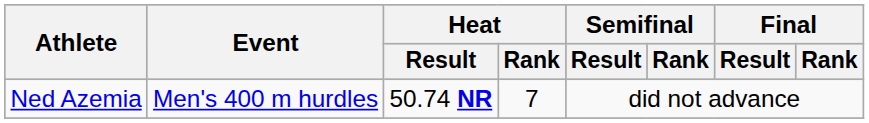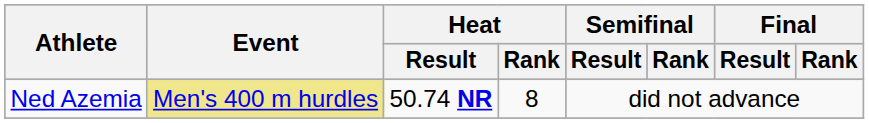(266, 99) no background -> (266, 99) khaki background
(532, 99) 7 -> (532, 99) 8
